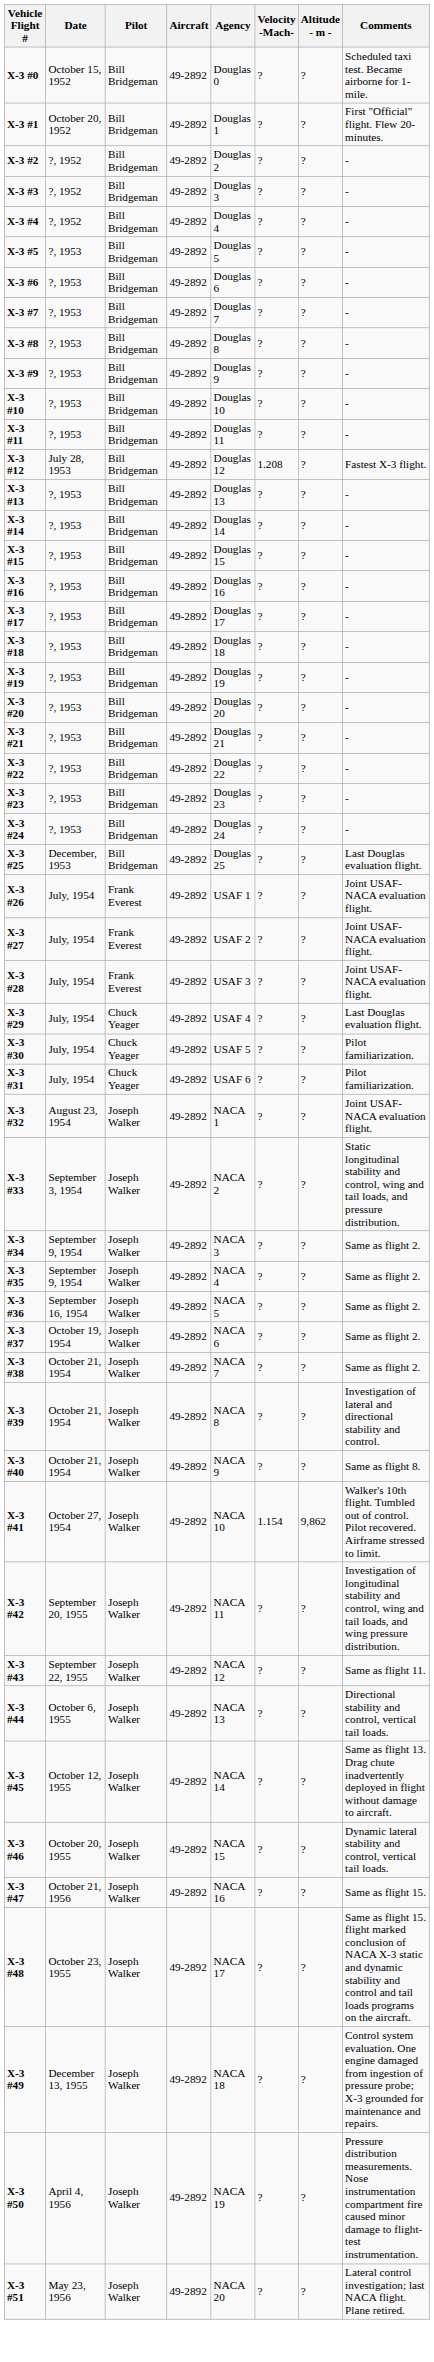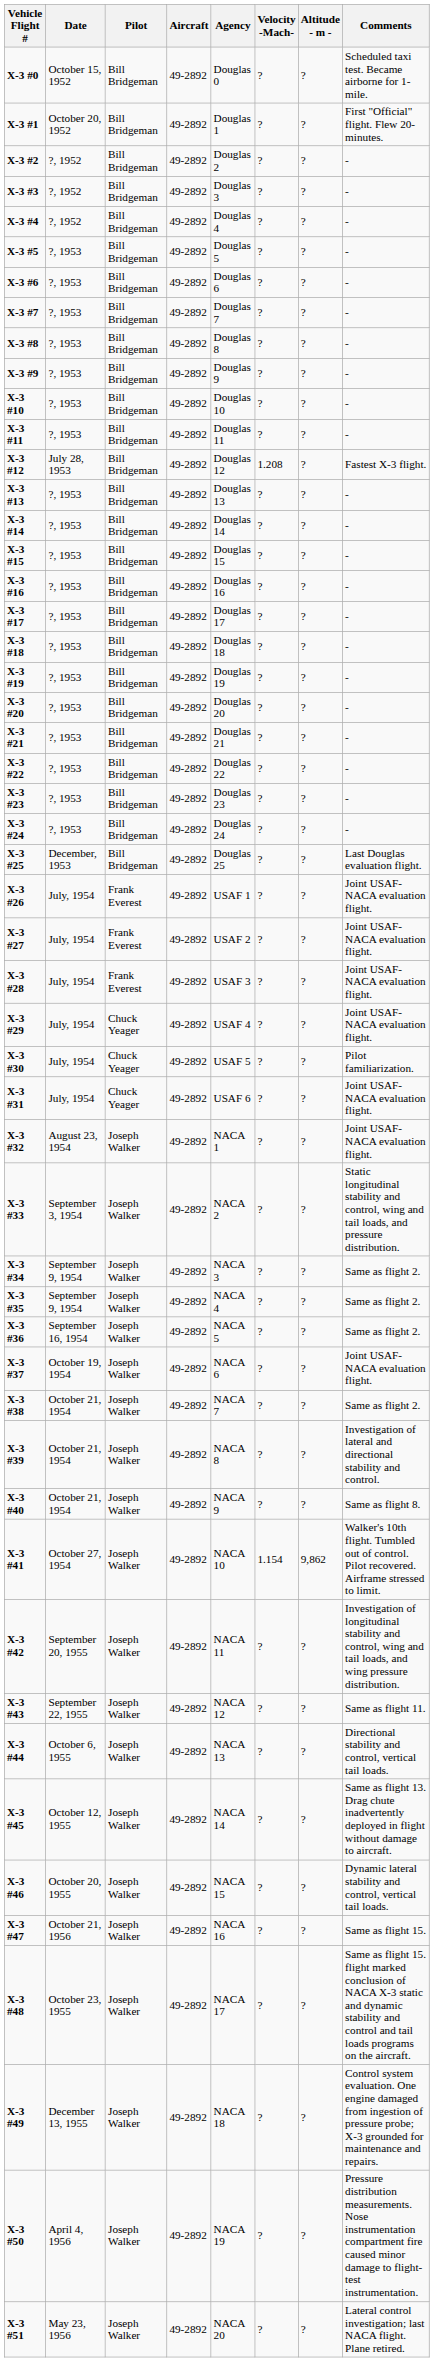(383, 1018) Last Douglas evaluation flight. -> (385, 1025) Joint USAF-NACA evaluation flight.
(379, 1079) Pilot familiarization. -> (385, 1098) Joint USAF-NACA evaluation flight.
(383, 1337) Same as flight 2. -> (385, 1368) Joint USAF-NACA evaluation flight.
